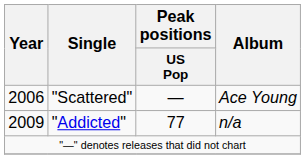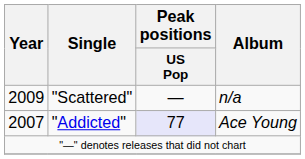(26, 97) 2006 -> (26, 97) 2009
(258, 97) Ace Young -> (230, 97) n/a
(26, 123) 2009 -> (26, 123) 2007
(176, 123) no background -> (176, 123) lavender background
(230, 123) n/a -> (258, 123) Ace Young
